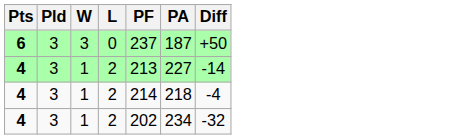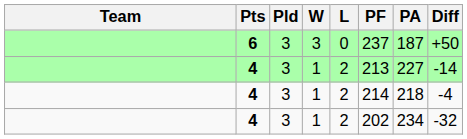+ column: (120, 17)
